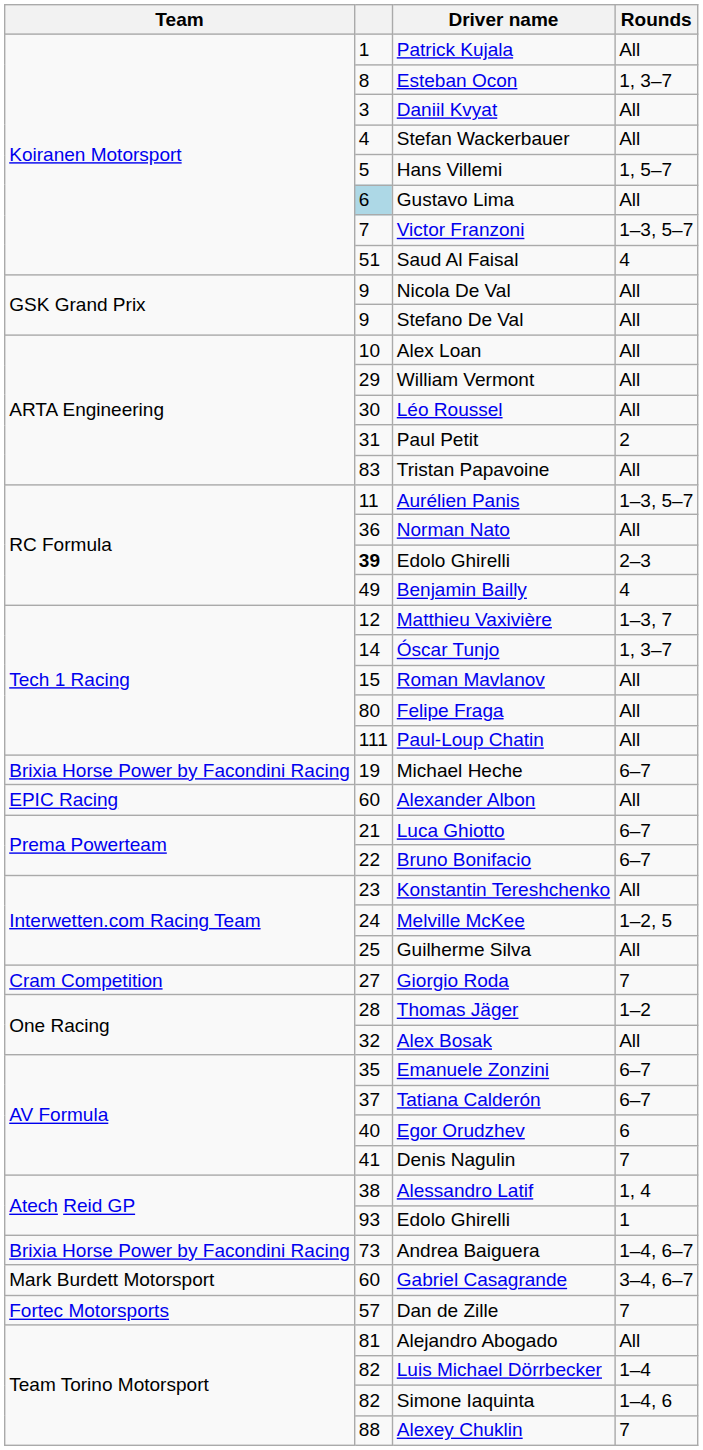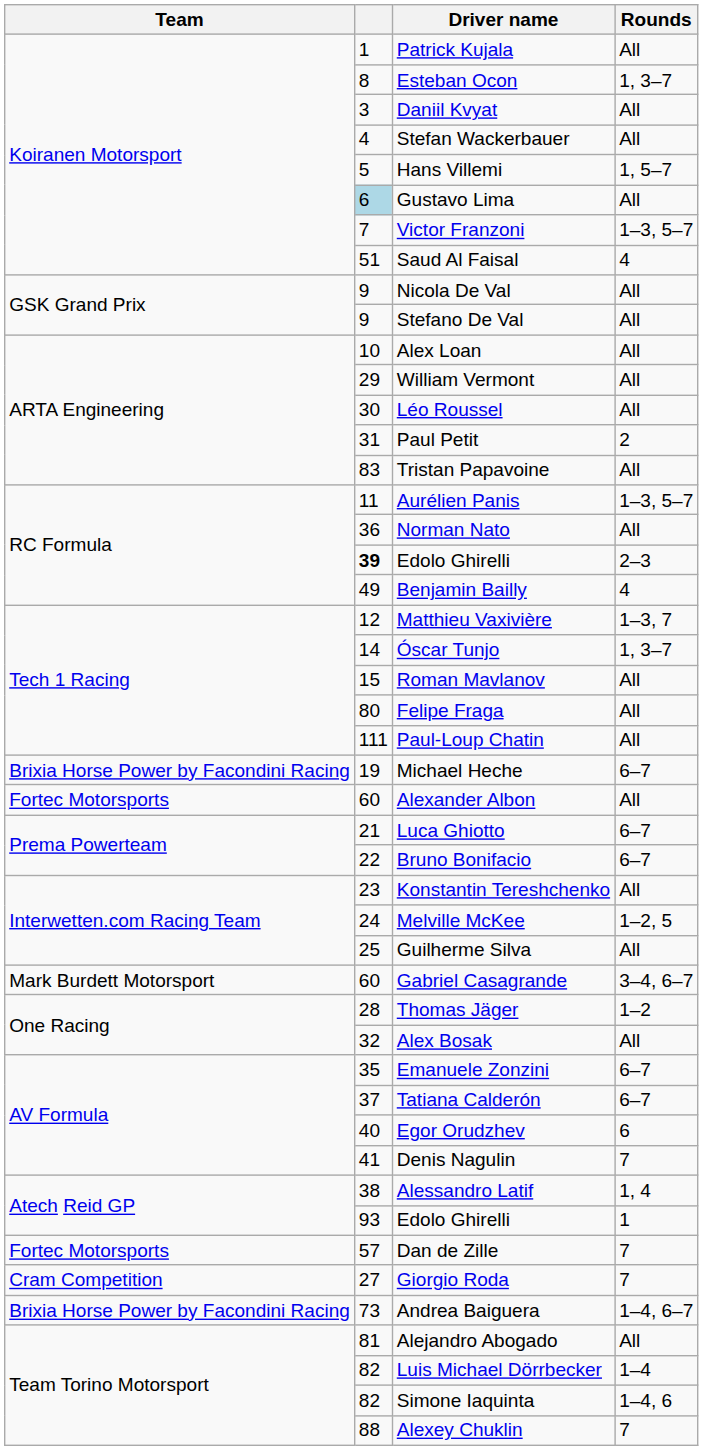(64, 800) EPIC Racing -> (89, 800) Fortec Motorsports
rows swapped: (453, 980) <-> (482, 1280)
rows swapped: (448, 1310) <-> (468, 1250)
